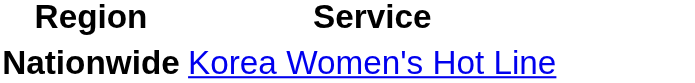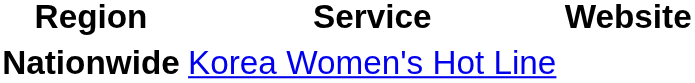+ column: (628, 17)
